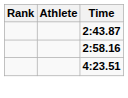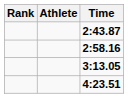+ row: (102, 66)
